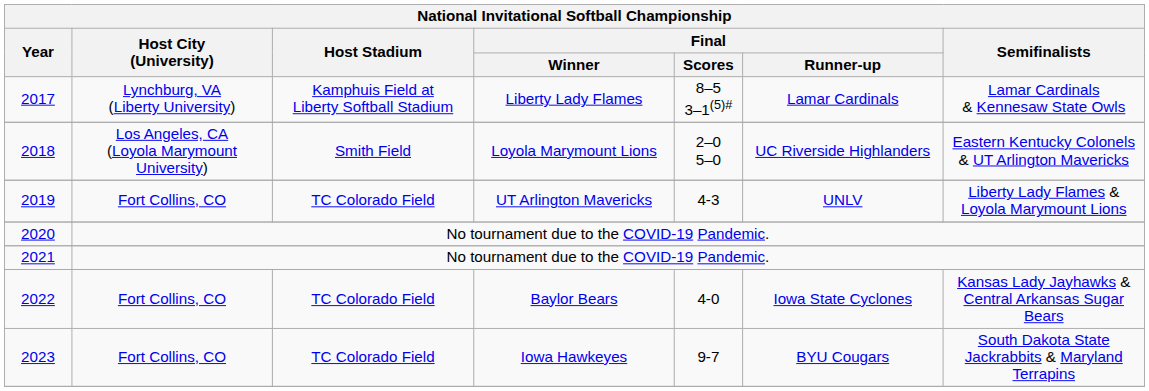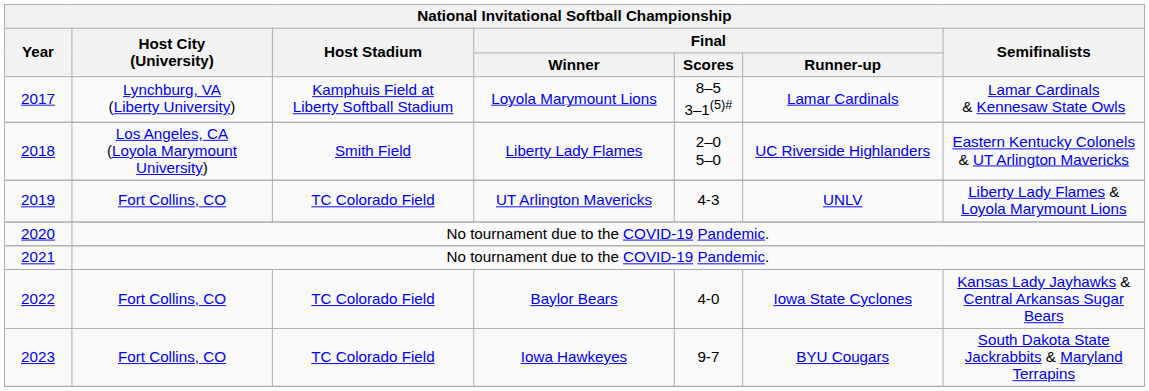(574, 99) Liberty Lady Flames -> (574, 99) Loyola Marymount Lions
(574, 151) Loyola Marymount Lions -> (574, 151) Liberty Lady Flames
